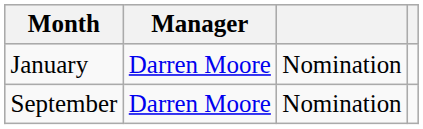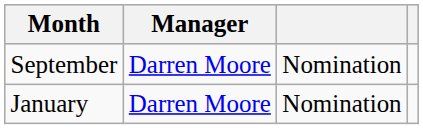rows swapped: (64, 103) <-> (49, 63)
